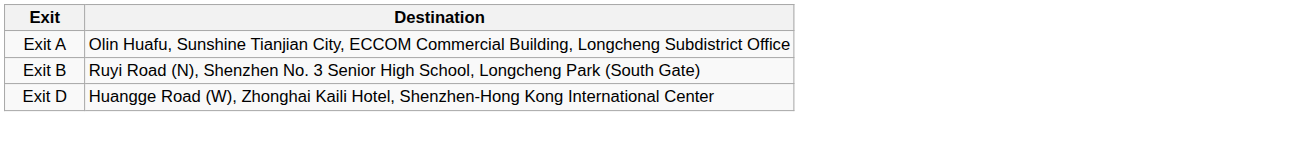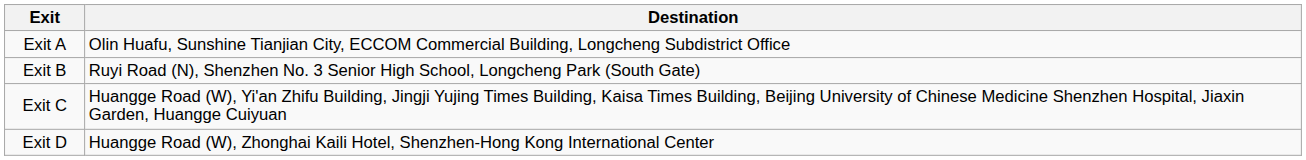+ row: (45, 106)
